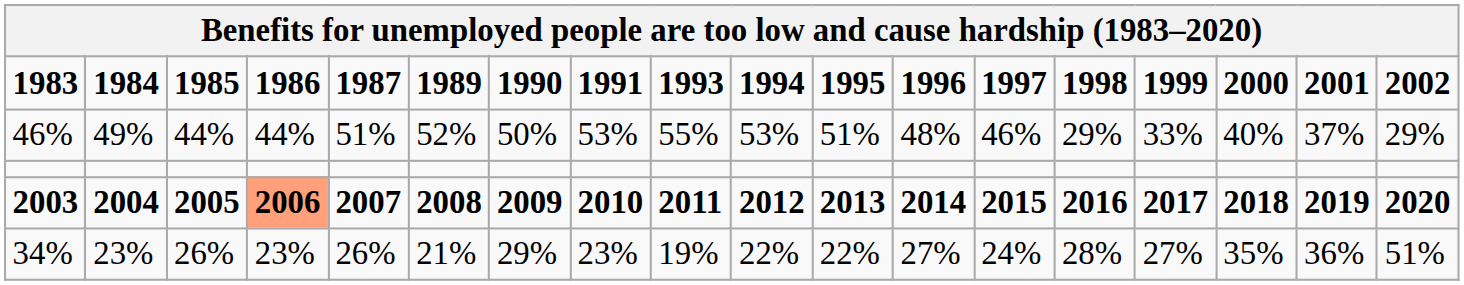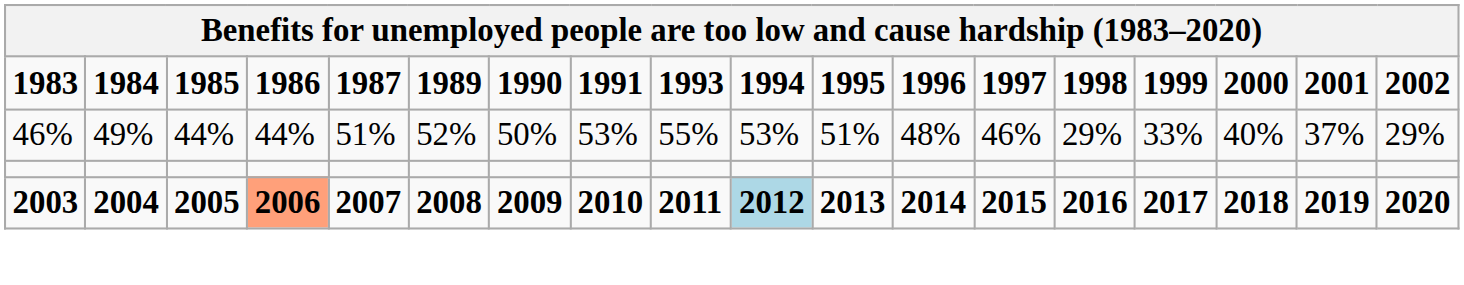(772, 201) no background -> (772, 201) lightblue background
- row: (43, 253)
